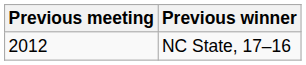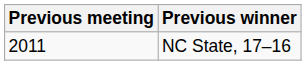(28, 45) 2012 -> (27, 45) 2011
